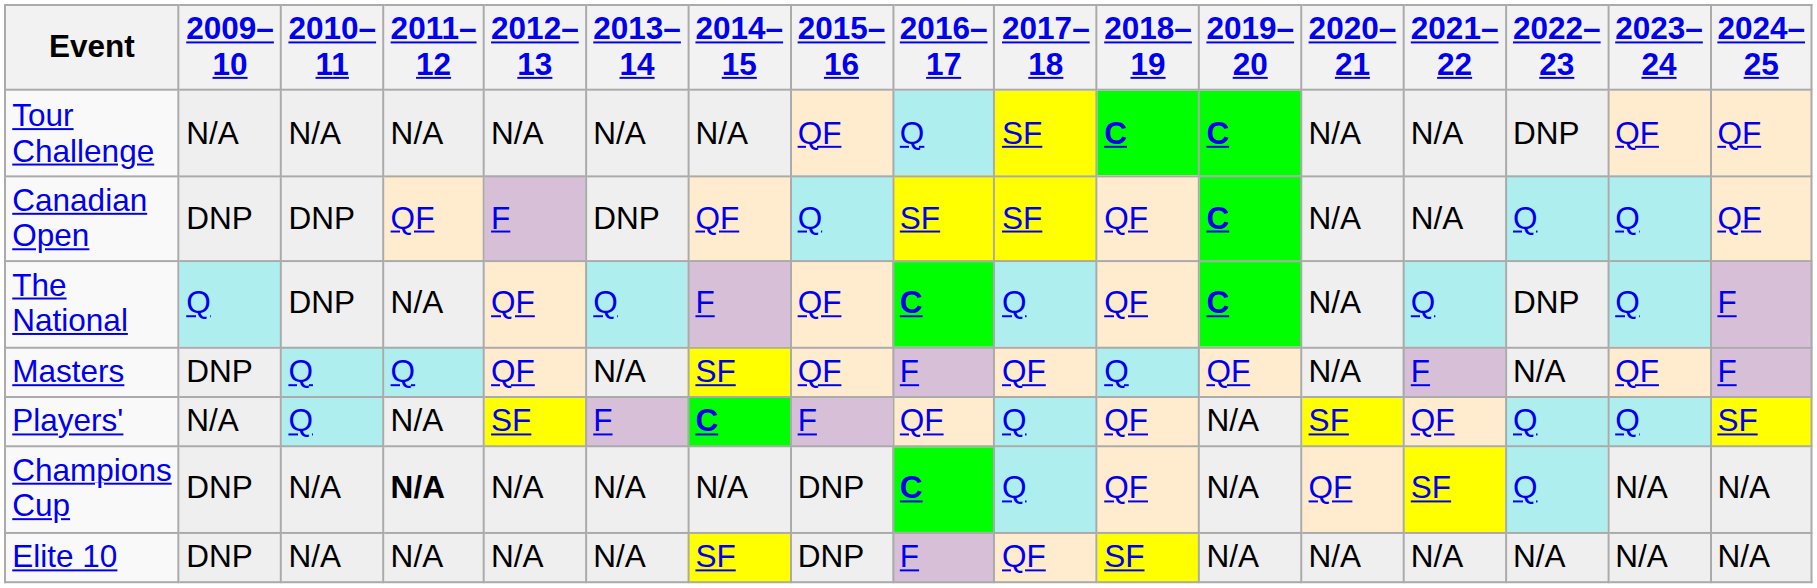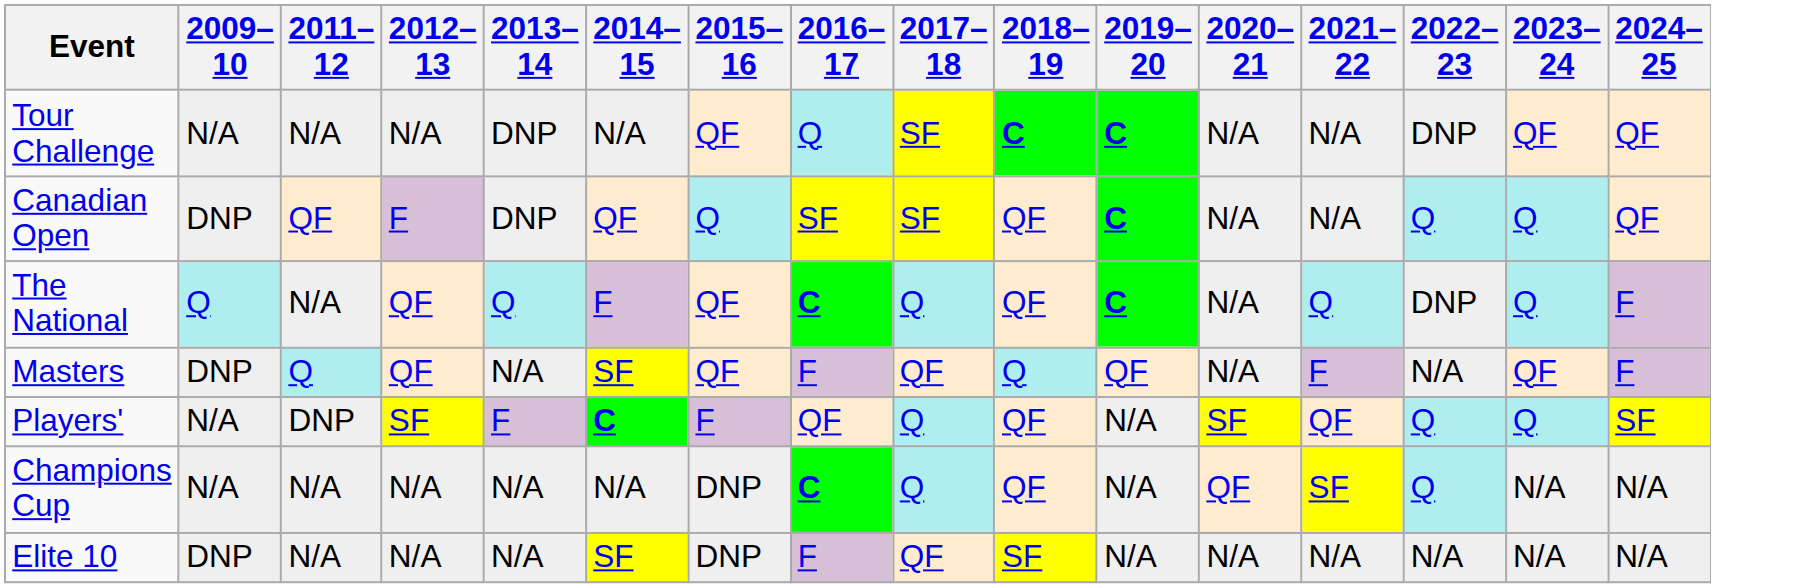- column: (332, 47)
(620, 132) N/A -> (524, 132) DNP
(417, 421) N/A -> (322, 421) DNP
(219, 488) DNP -> (212, 488) N/A
(418, 488) bold -> (315, 488) normal
